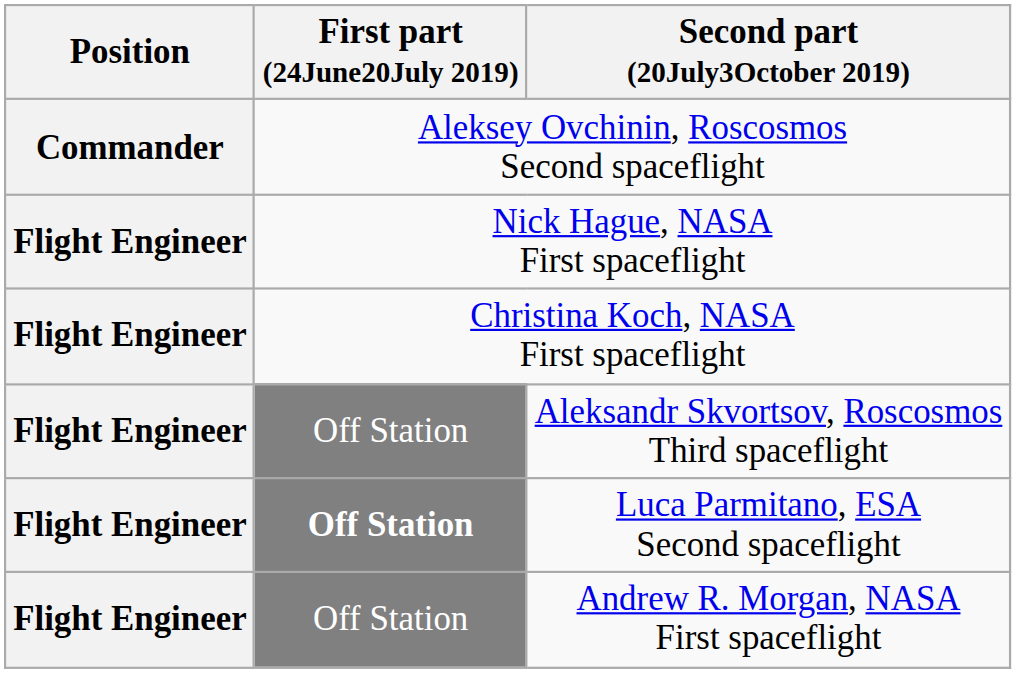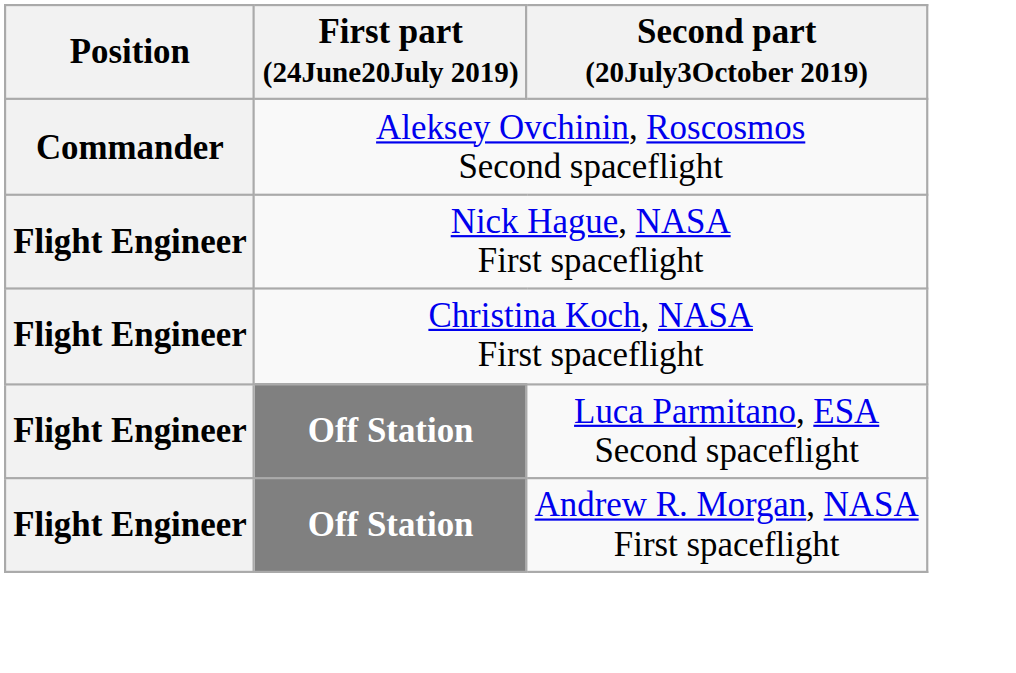- row: (768, 430)
(391, 619) normal -> (391, 524) bold
